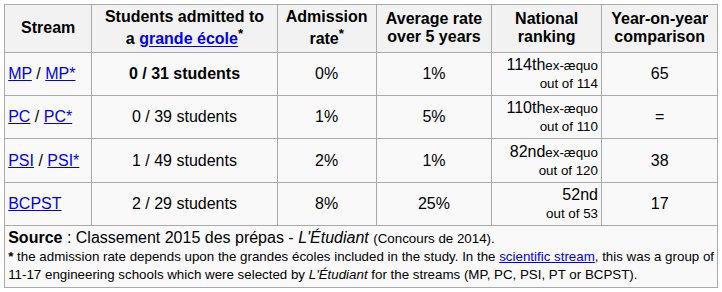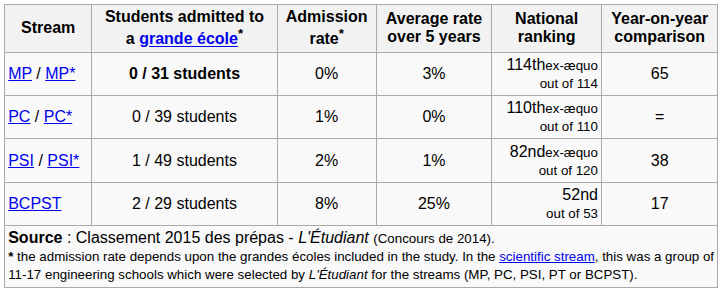(434, 73) 1% -> (434, 73) 3%
(434, 117) 5% -> (434, 117) 0%
